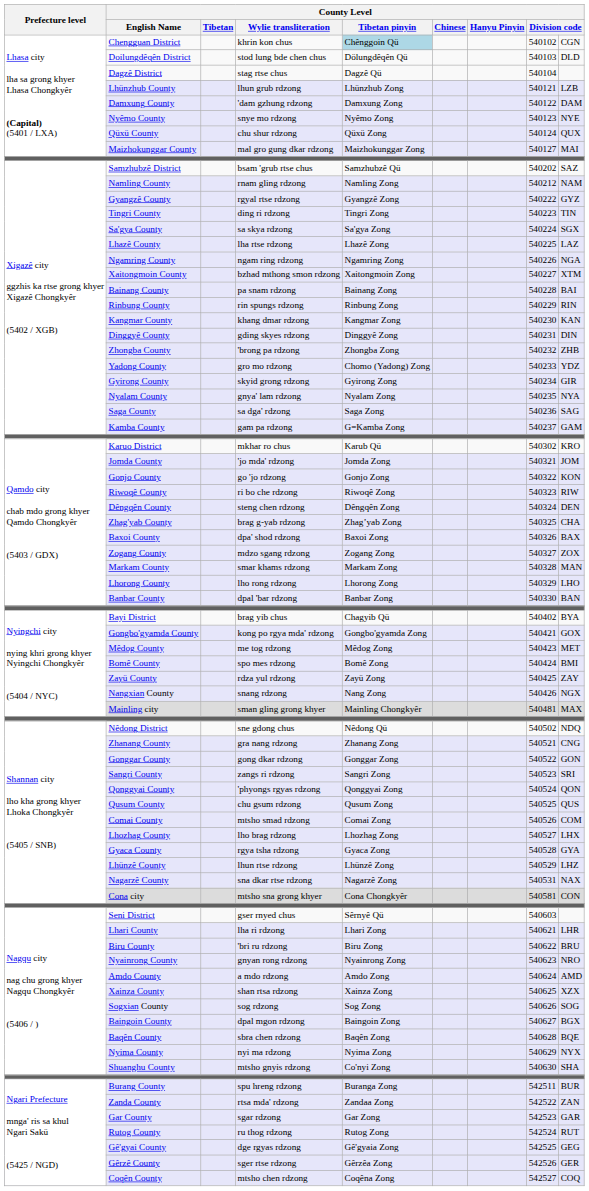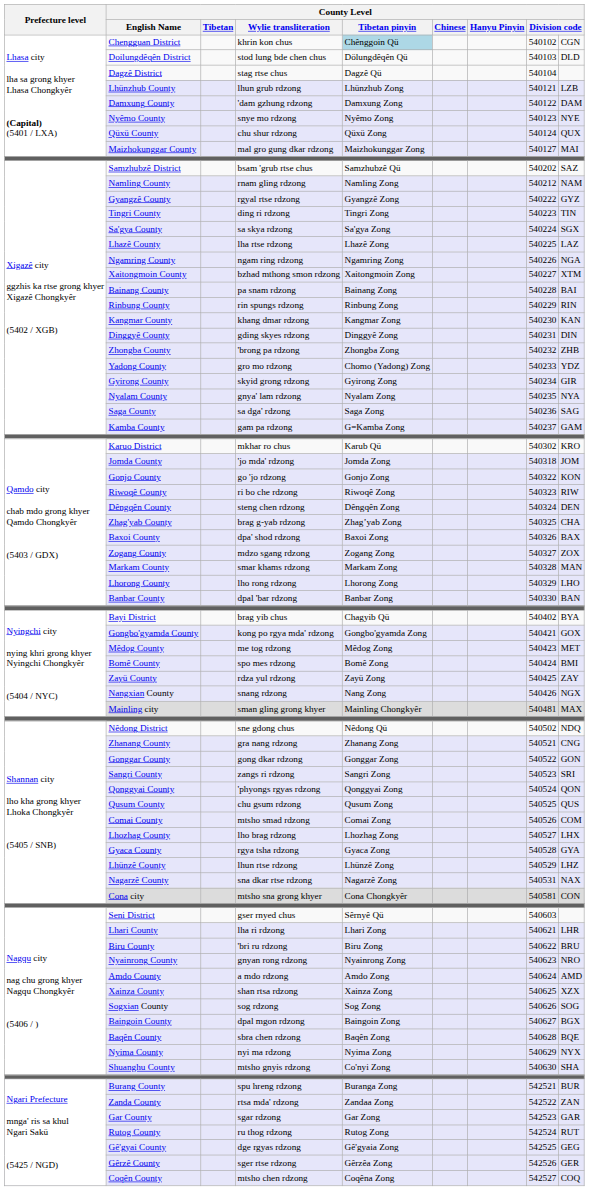(543, 461) 540321 -> (543, 461) 540318
(542, 1087) 542511 -> (543, 1087) 542521
